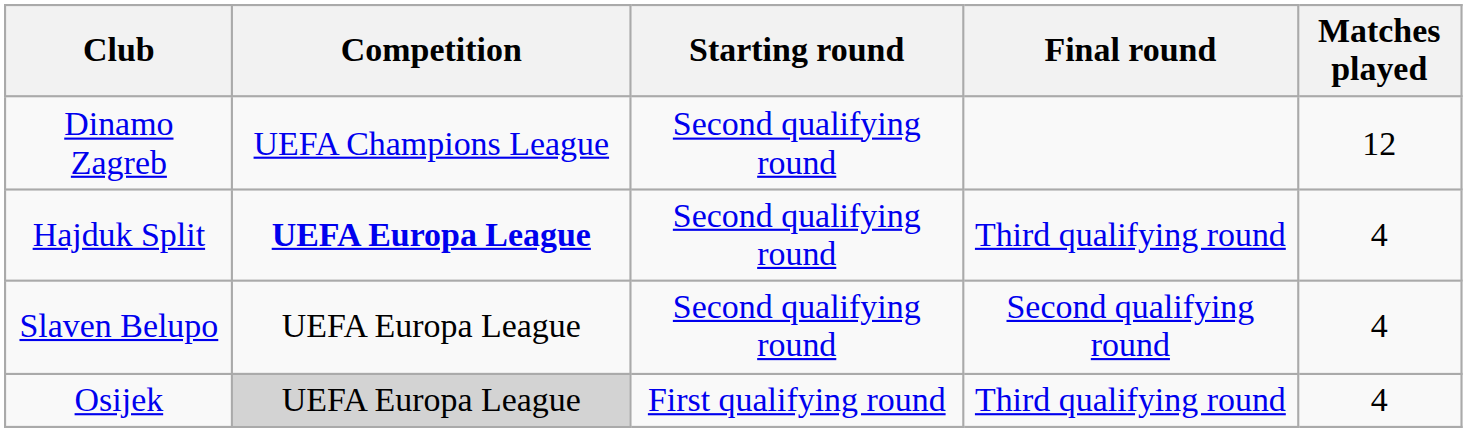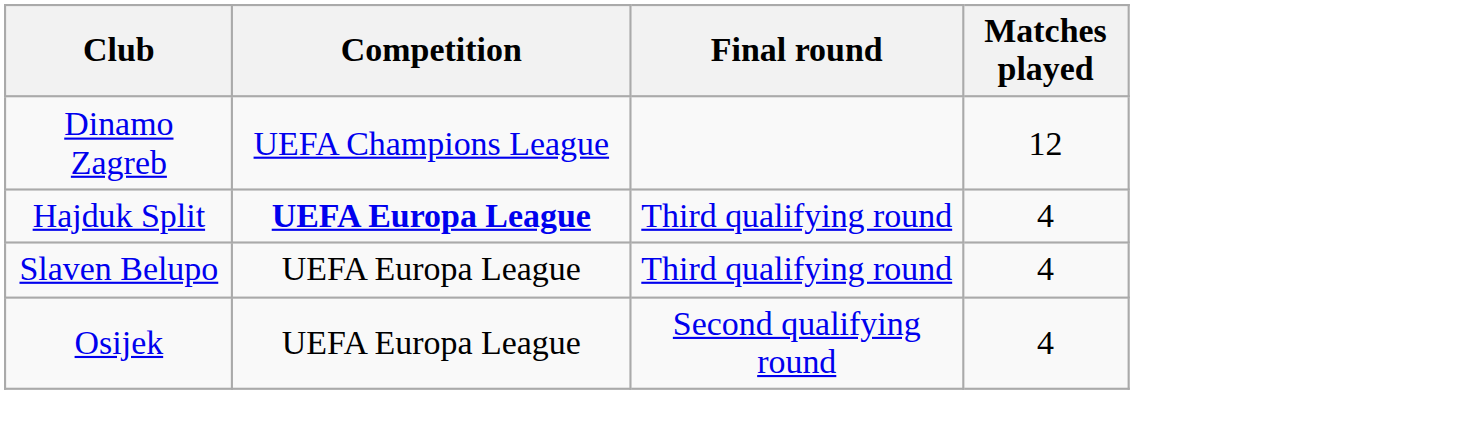- column: (797, 50)
(1130, 326) Second qualifying round -> (797, 269) Third qualifying round
(431, 399) lightgrey background -> (431, 341) no background
(1130, 399) Third qualifying round -> (797, 341) Second qualifying round
